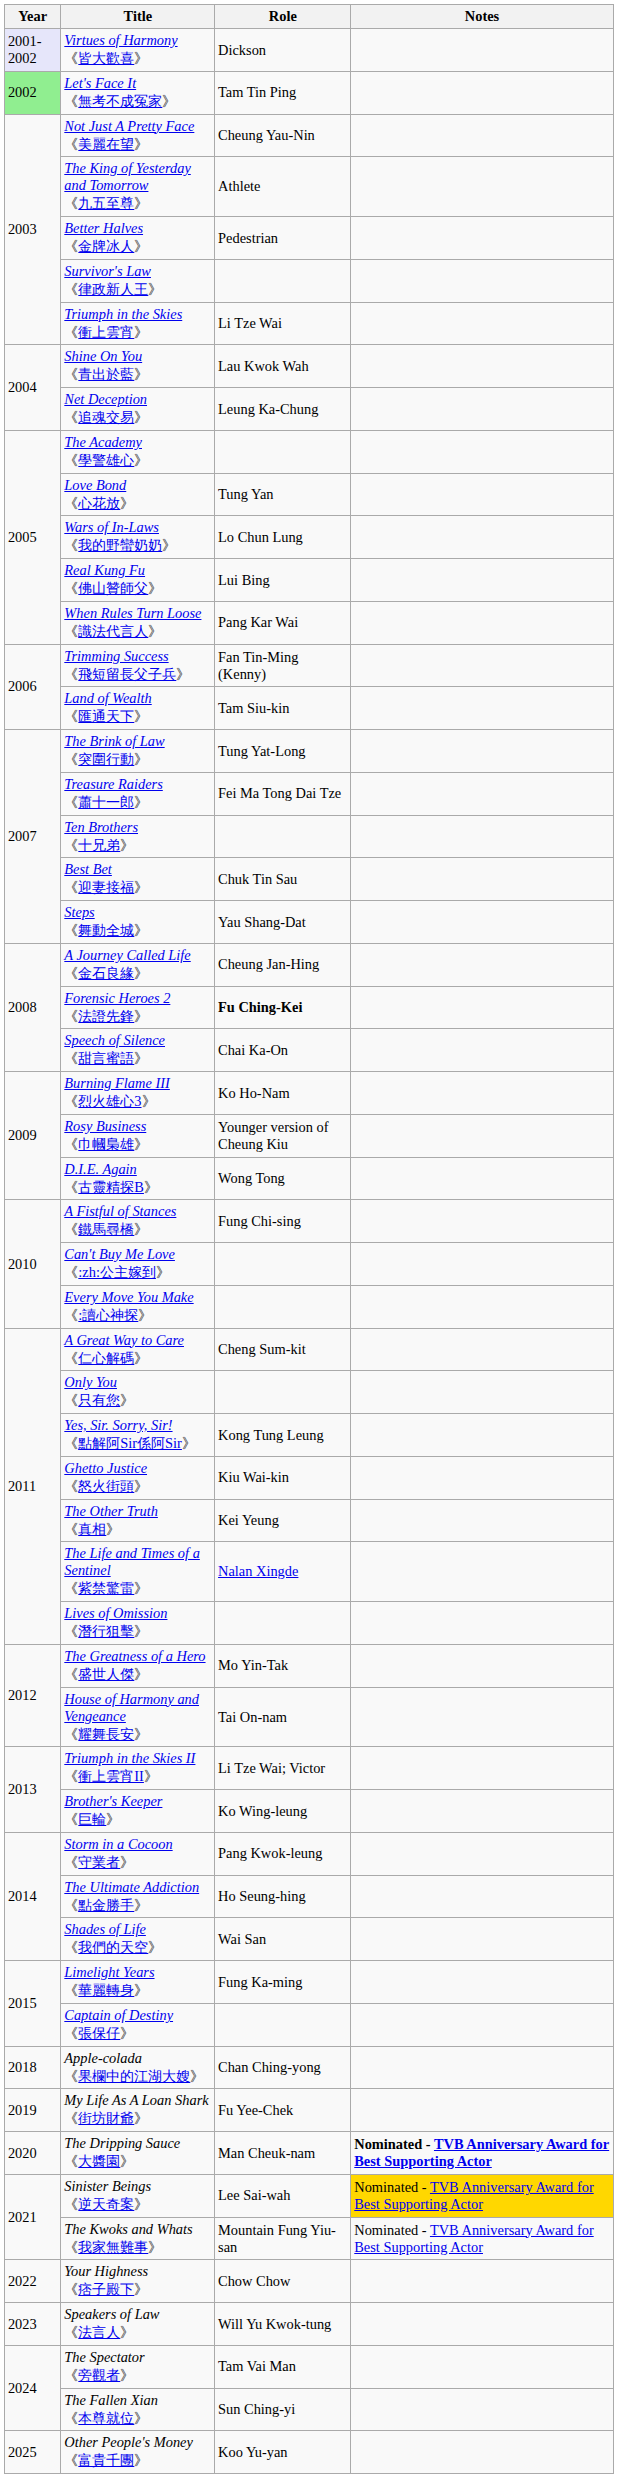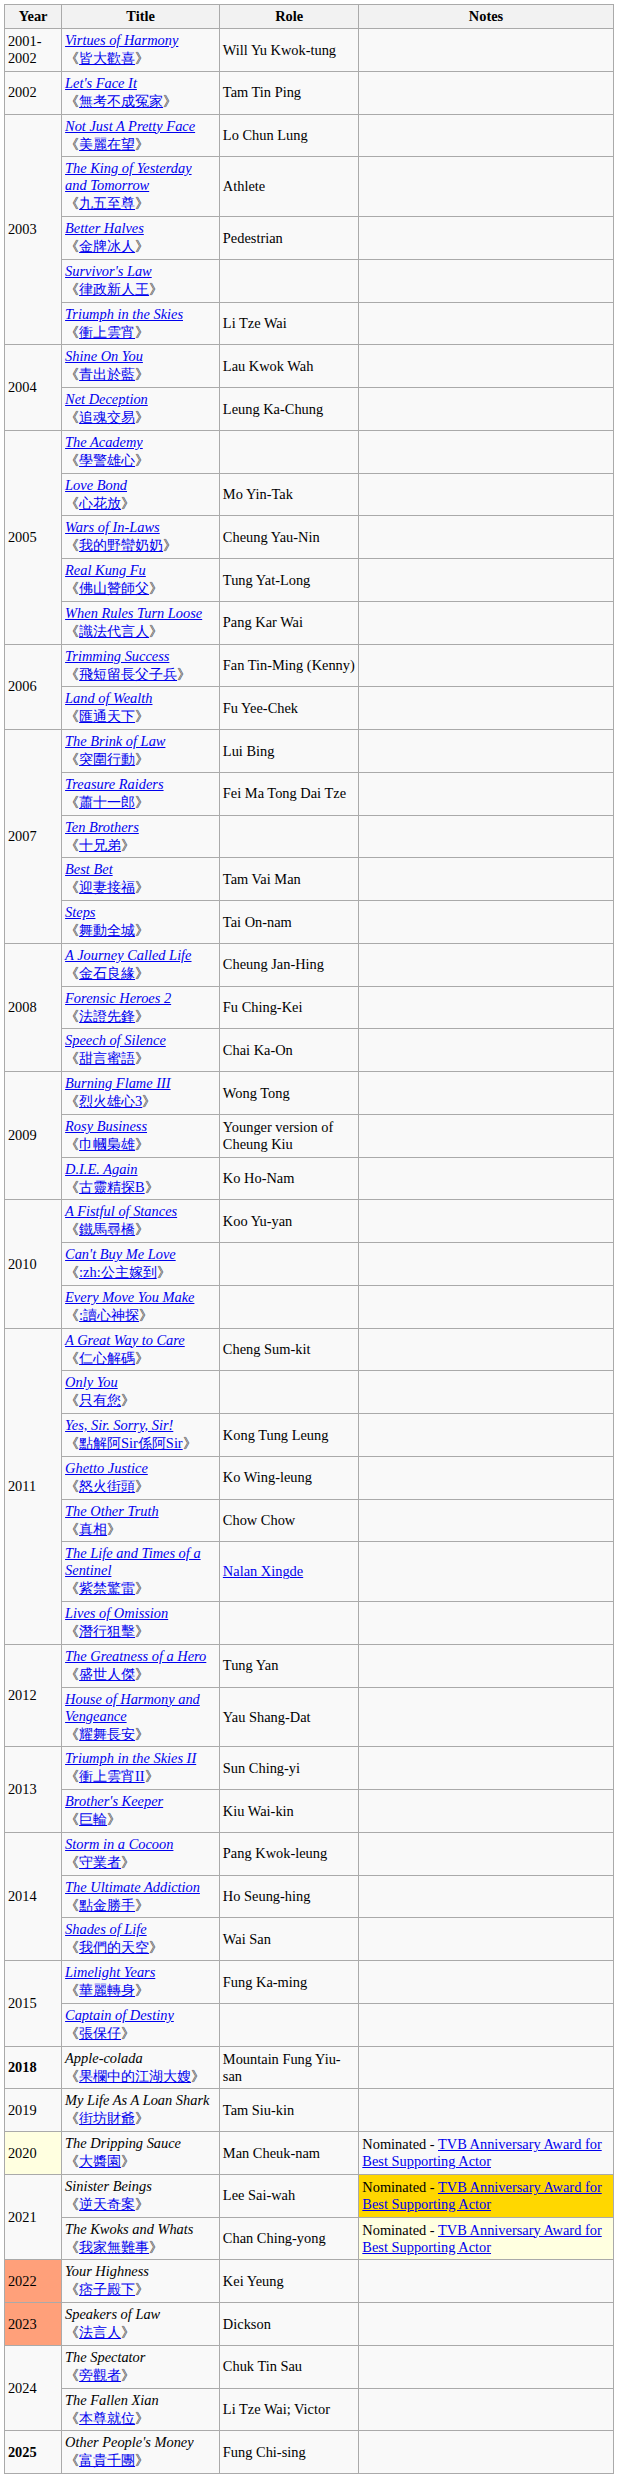(25, 50) lavender background -> (25, 50) no background
(242, 50) Dickson -> (279, 50) Will Yu Kwok-tung
(22, 92) lightgreen background -> (22, 92) no background
(266, 135) Cheung Yau-Nin -> (265, 135) Lo Chun Lung
(246, 494) Tung Yan -> (258, 494) Mo Yin-Tak
(260, 537) Lo Chun Lung -> (271, 537) Cheung Yau-Nin
(244, 580) Lui Bing -> (267, 580) Tung Yat-Long
(254, 708) Tam Siu-kin -> (260, 708) Fu Yee-Chek
(262, 751) Tung Yat-Long -> (249, 751) Lui Bing
(258, 879) Chuk Tin Sau -> (262, 879) Tam Vai Man
(262, 922) Yau Shang-Dat -> (257, 922) Tai On-nam
(260, 1007) bold -> (263, 1007) normal
(254, 1093) Ko Ho-Nam -> (256, 1093) Wong Tong
(251, 1178) Wong Tong -> (259, 1178) Ko Ho-Nam
(259, 1221) Fung Chi-sing -> (258, 1221) Koo Yu-yan
(254, 1477) Kiu Wai-kin -> (267, 1477) Ko Wing-leung
(248, 1520) Kei Yeung -> (259, 1520) Chow Chow
(253, 1665) Mo Yin-Tak -> (251, 1665) Tung Yan
(253, 1717) Tai On-nam -> (267, 1717) Yau Shang-Dat
(272, 1768) Li Tze Wai; Victor -> (261, 1768) Sun Ching-yi
(263, 1811) Ko Wing-leung -> (258, 1811) Kiu Wai-kin
(22, 2067) normal -> (22, 2067) bold
(269, 2067) Chan Ching-yong -> (282, 2067) Mountain Fung Yiu-san
(256, 2110) Fu Yee-Chek -> (259, 2110) Tam Siu-kin
(22, 2153) no background -> (22, 2153) lightyellow background
(482, 2153) bold -> (482, 2153) normal
(277, 2238) Mountain Fung Yiu-san -> (274, 2238) Chan Ching-yong
(474, 2238) no background -> (482, 2238) lightyellow background
(22, 2281) no background -> (22, 2281) lightsalmon background
(254, 2281) Chow Chow -> (253, 2281) Kei Yeung
(22, 2324) no background -> (22, 2324) lightsalmon background
(275, 2324) Will Yu Kwok-tung -> (247, 2324) Dickson
(257, 2366) Tam Vai Man -> (262, 2366) Chuk Tin Sau
(257, 2409) Sun Ching-yi -> (276, 2409) Li Tze Wai; Victor
(22, 2452) normal -> (22, 2452) bold
(253, 2452) Koo Yu-yan -> (264, 2452) Fung Chi-sing
